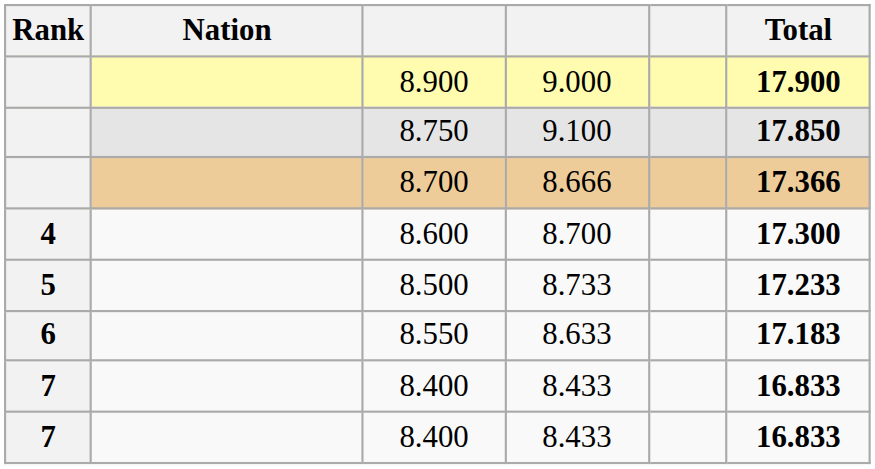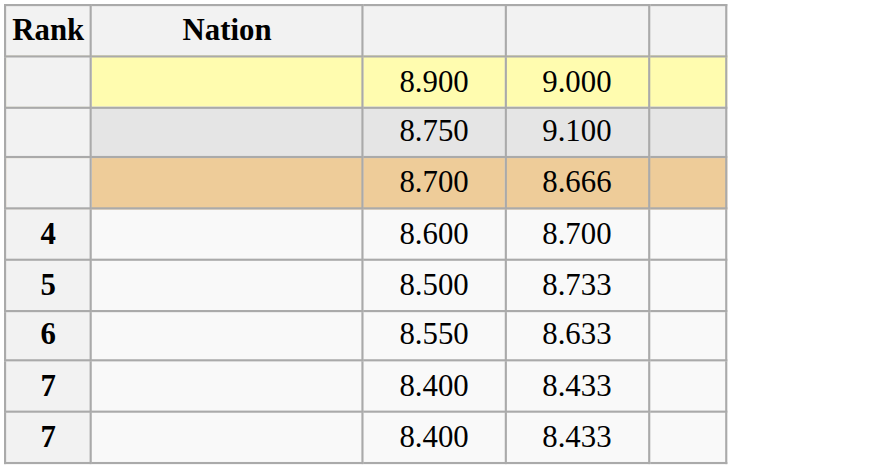- column: (798, 30)
